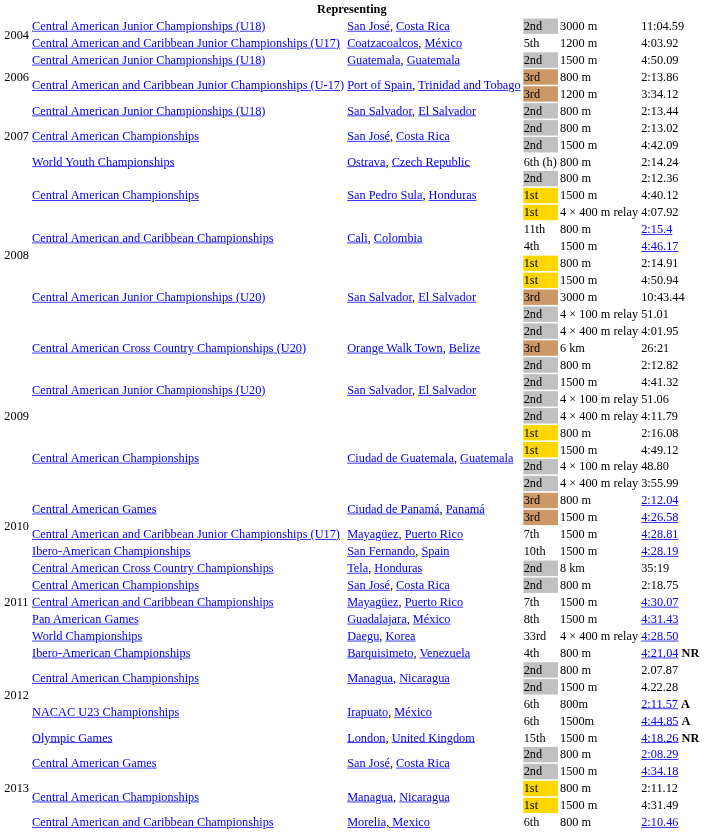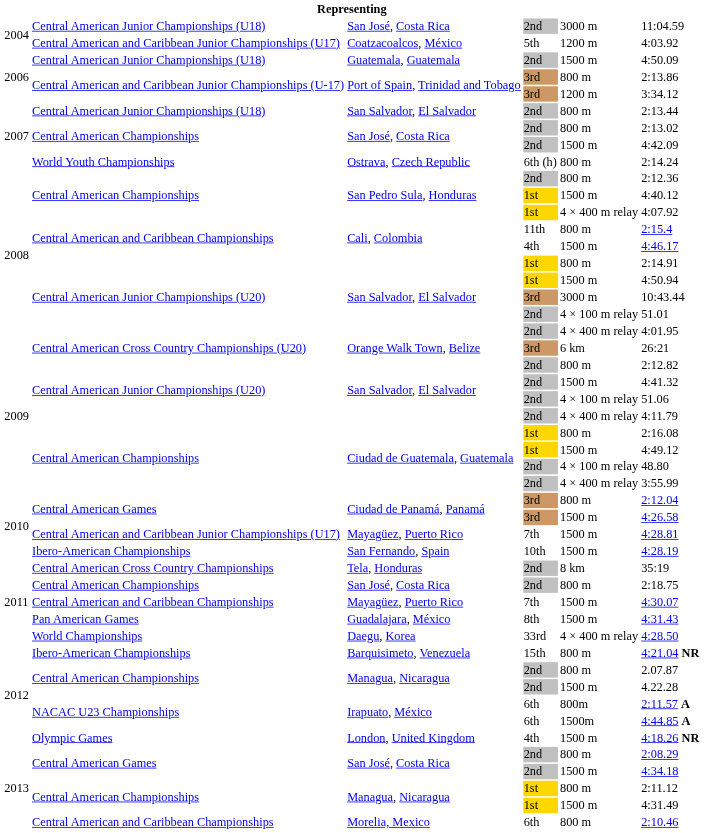(532, 653) 4th -> (535, 653) 15th
(535, 737) 15th -> (532, 737) 4th
